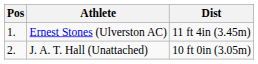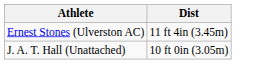- column: (16, 13)
